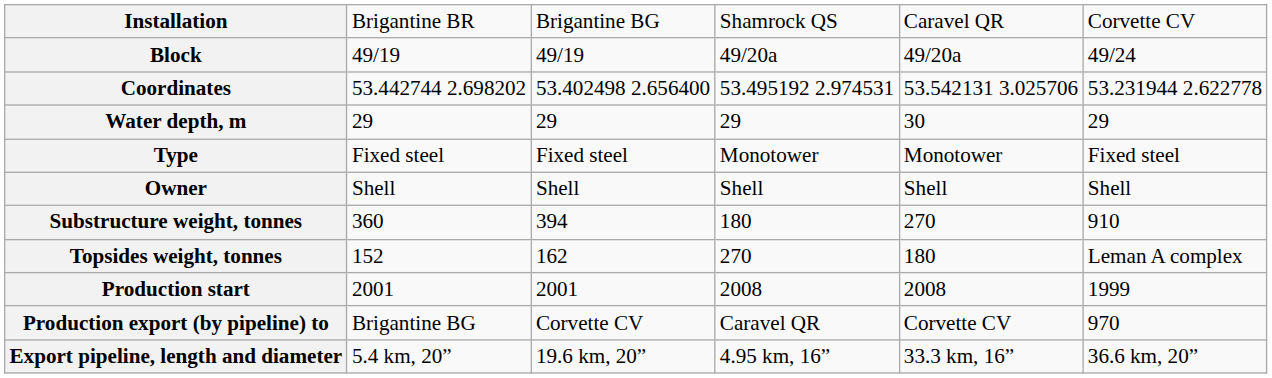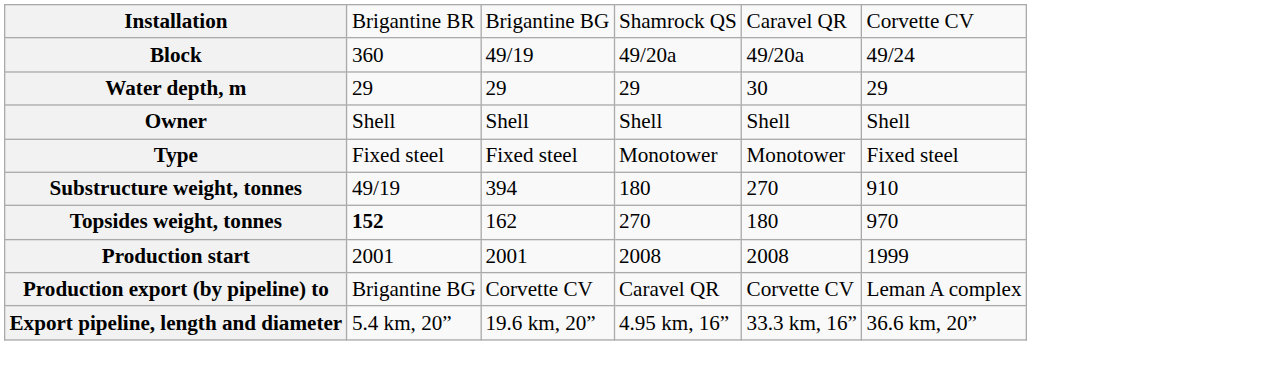(376, 54) 49/19 -> (368, 54) 360
- row: (176, 88)
rows swapped: (176, 188) <-> (176, 155)
(368, 222) 360 -> (376, 188) 49/19
(368, 255) normal -> (368, 222) bold
(1165, 255) Leman A complex -> (882, 222) 970
(1104, 322) 970 -> (944, 289) Leman A complex
